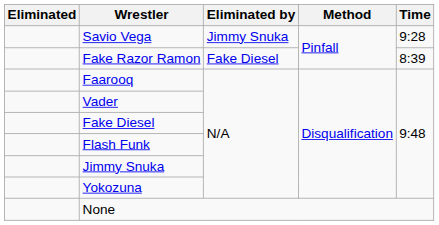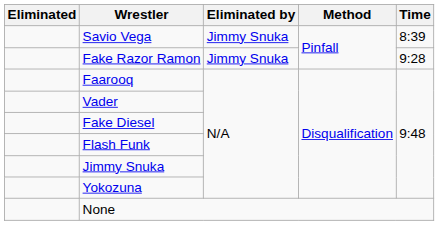(412, 36) 9:28 -> (412, 36) 8:39
(243, 58) Fake Diesel -> (248, 58) Jimmy Snuka
(412, 58) 8:39 -> (412, 58) 9:28
